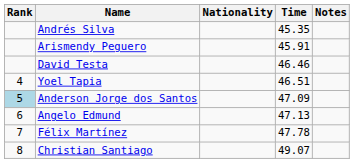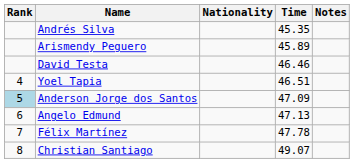(294, 48) 45.91 -> (294, 48) 45.89
